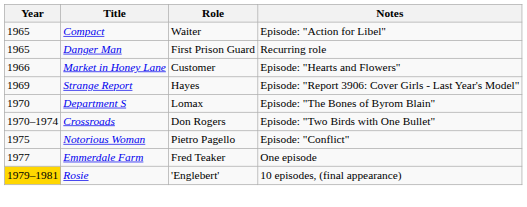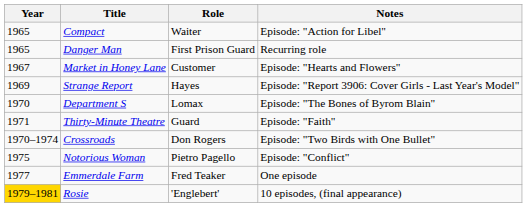(18, 67) 1966 -> (18, 67) 1967
+ row: (114, 121)
